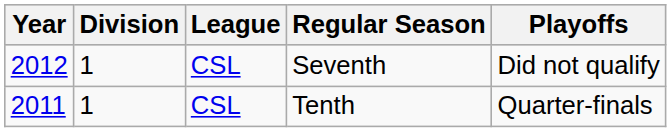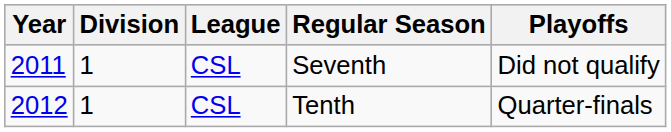(39, 65) 2012 -> (38, 65) 2011
(38, 106) 2011 -> (39, 106) 2012
